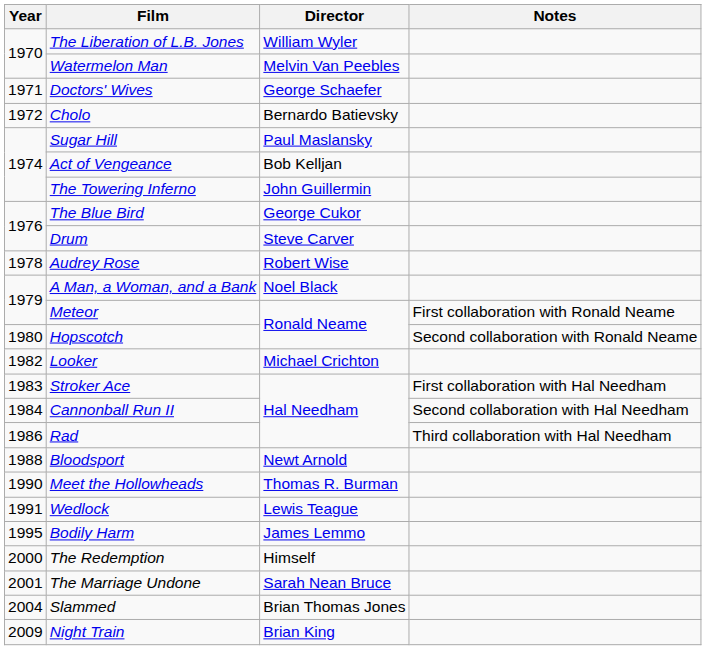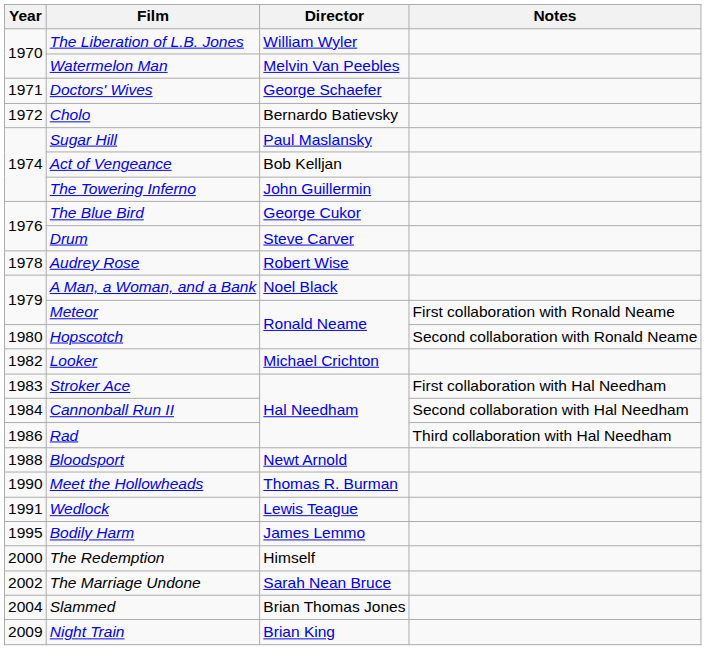(25, 582) 2001 -> (25, 582) 2002
